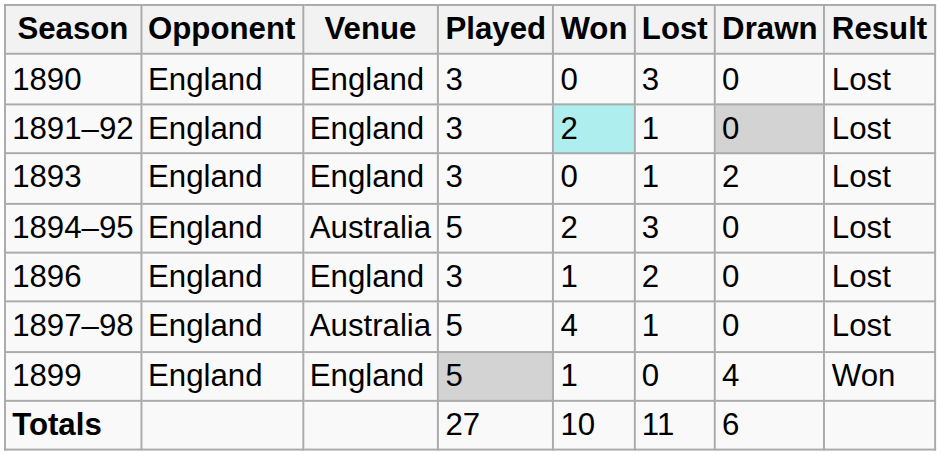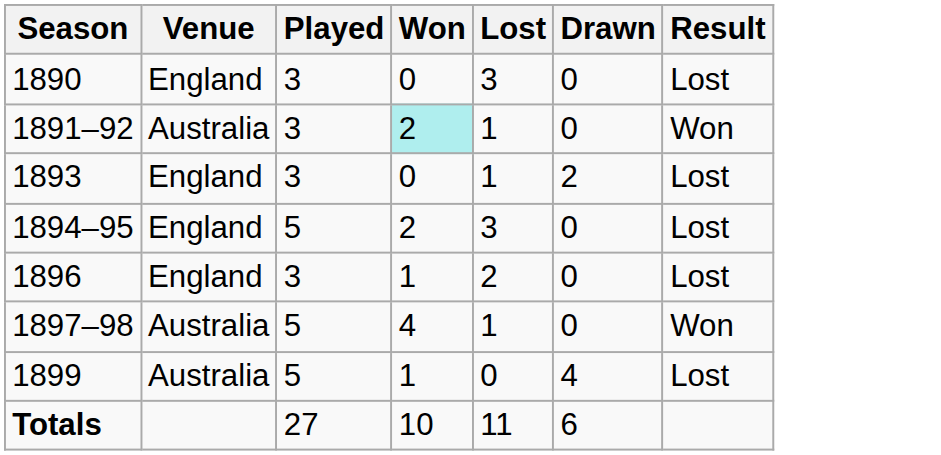- column: (222, 29)
(367, 128) England -> (209, 128) Australia
(731, 128) lightgrey background -> (569, 128) no background
(861, 128) Lost -> (702, 128) Won
(370, 227) Australia -> (205, 227) England
(861, 326) Lost -> (702, 326) Won
(367, 375) England -> (209, 375) Australia
(454, 375) lightgrey background -> (292, 375) no background
(864, 375) Won -> (700, 375) Lost
